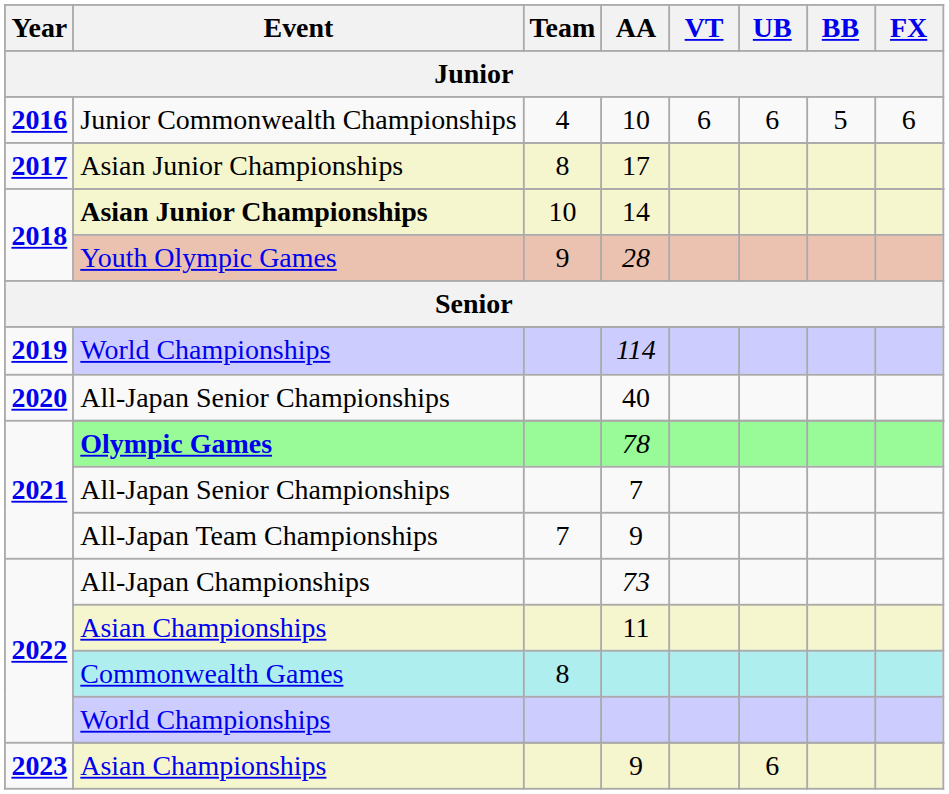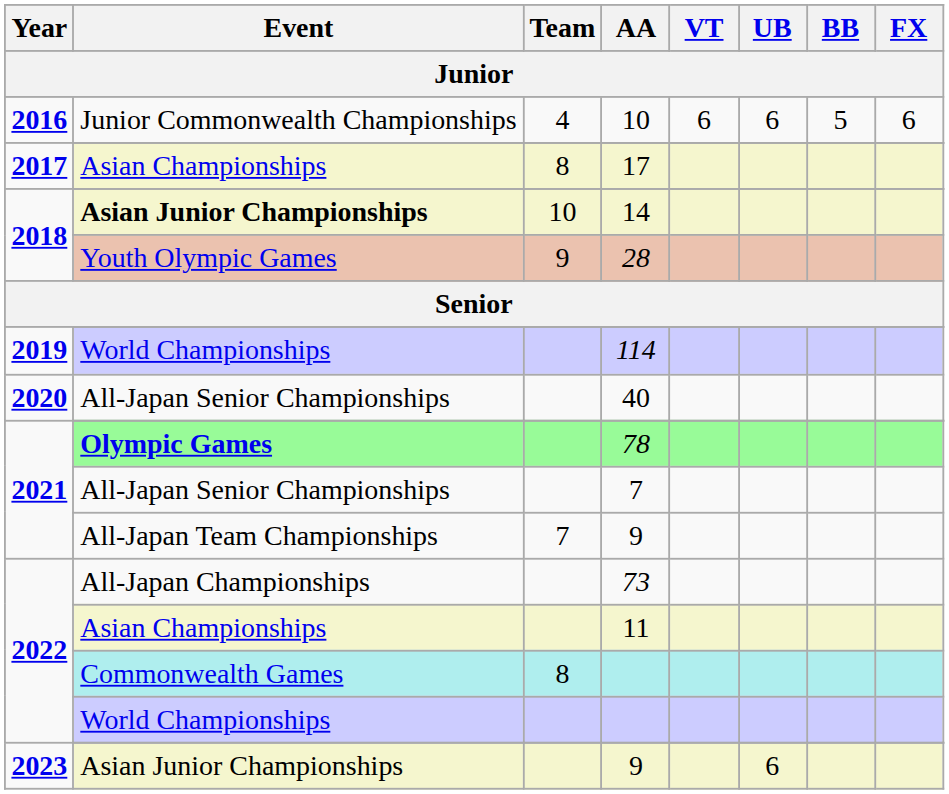(242, 166) Asian Junior Championships -> (203, 166) Asian Championships
(203, 765) Asian Championships -> (242, 765) Asian Junior Championships
